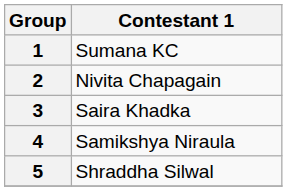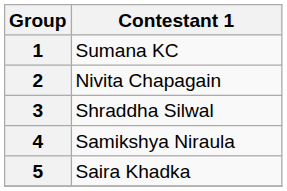(133, 111) Saira Khadka -> (145, 111) Shraddha Silwal
(145, 172) Shraddha Silwal -> (133, 172) Saira Khadka
